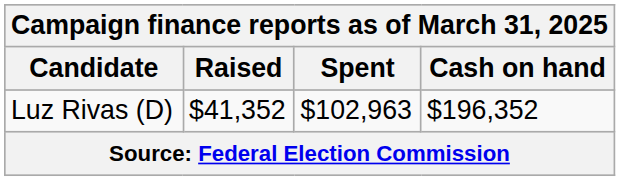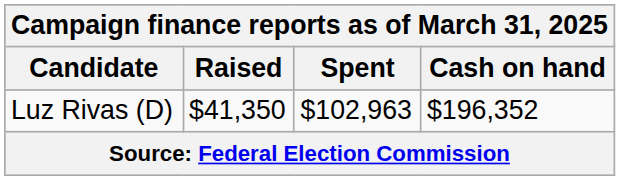(237, 110) $41,352 -> (237, 110) $41,350
